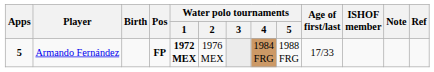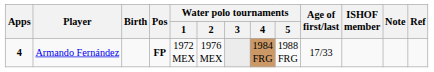(19, 53) 5 -> (19, 53) 4
(184, 53) bold -> (184, 53) normal
